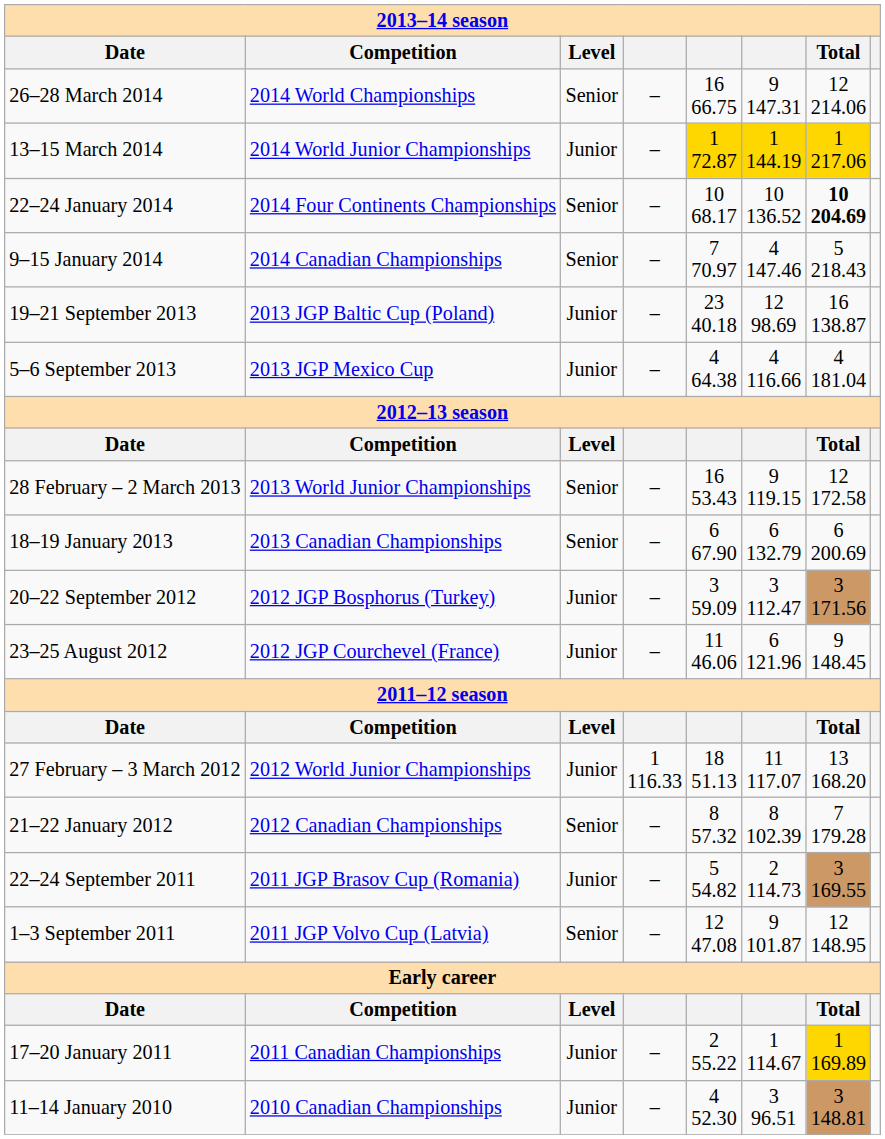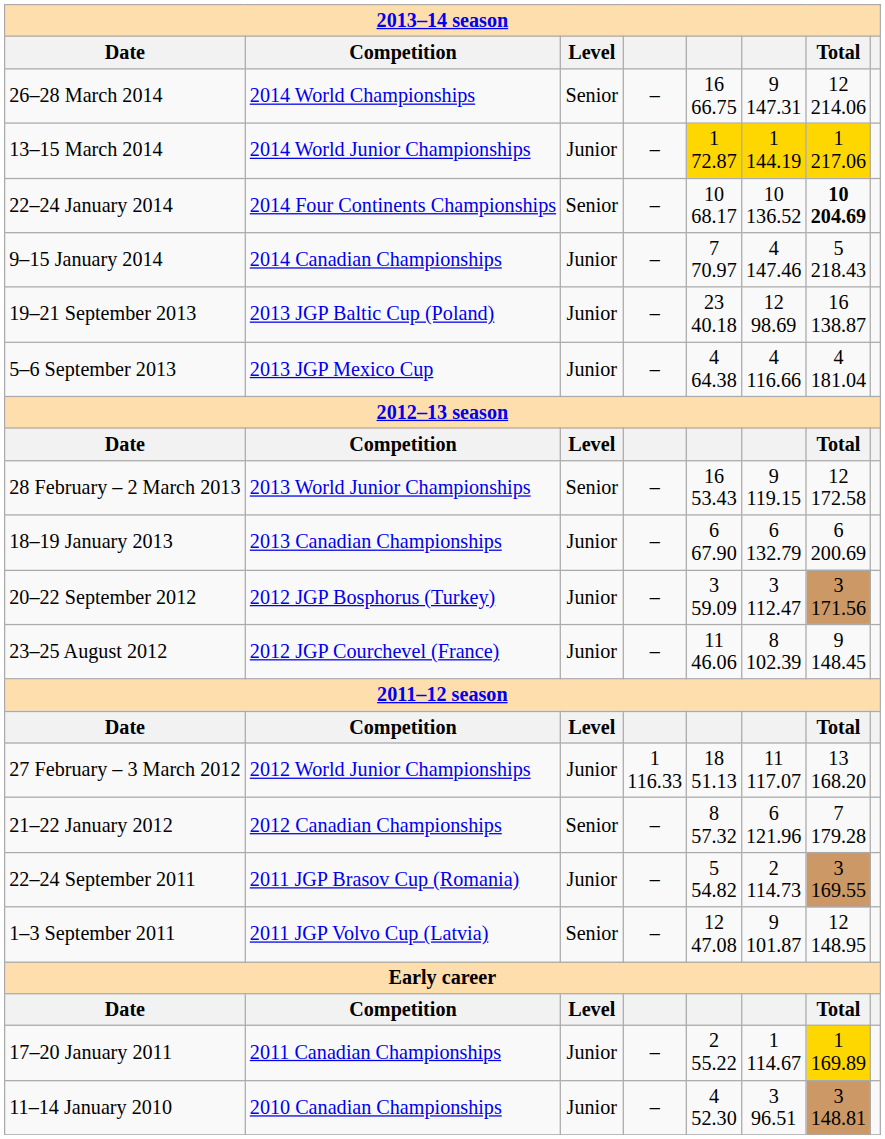(592, 259) Senior -> (592, 259) Junior
(592, 542) Senior -> (592, 542) Junior
(774, 651) 6 121.96 -> (774, 651) 8 102.39
(774, 824) 8 102.39 -> (774, 824) 6 121.96
